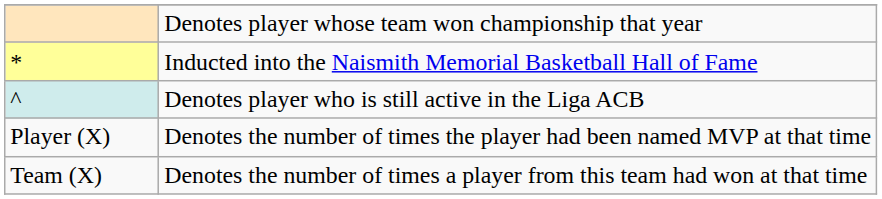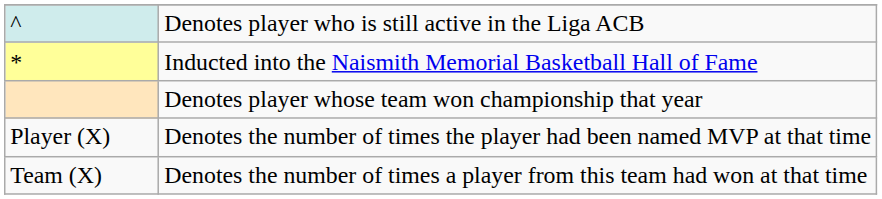rows swapped: (404, 99) <-> (433, 23)
